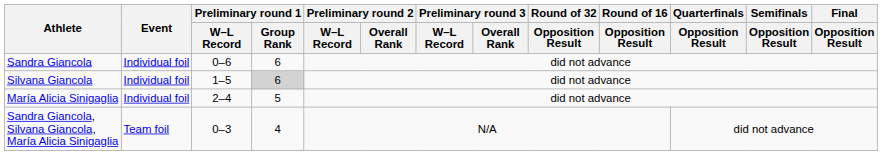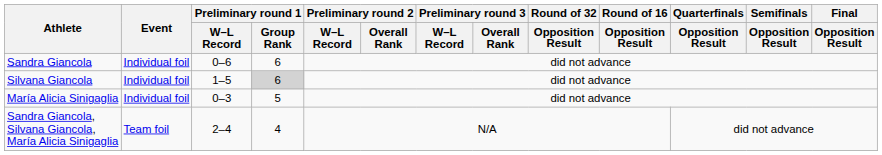(222, 98) 2–4 -> (222, 98) 0–3
(222, 129) 0–3 -> (222, 129) 2–4
